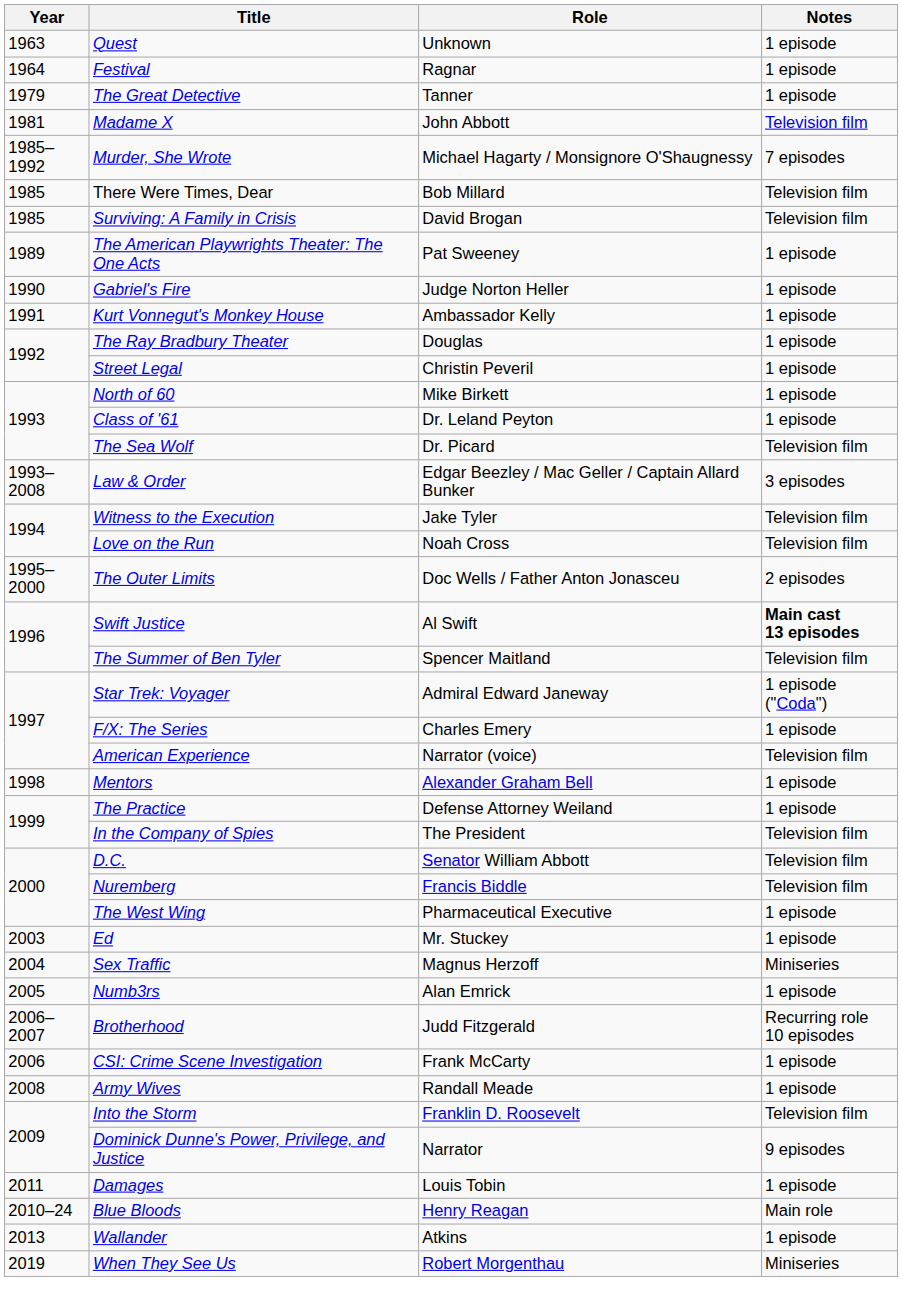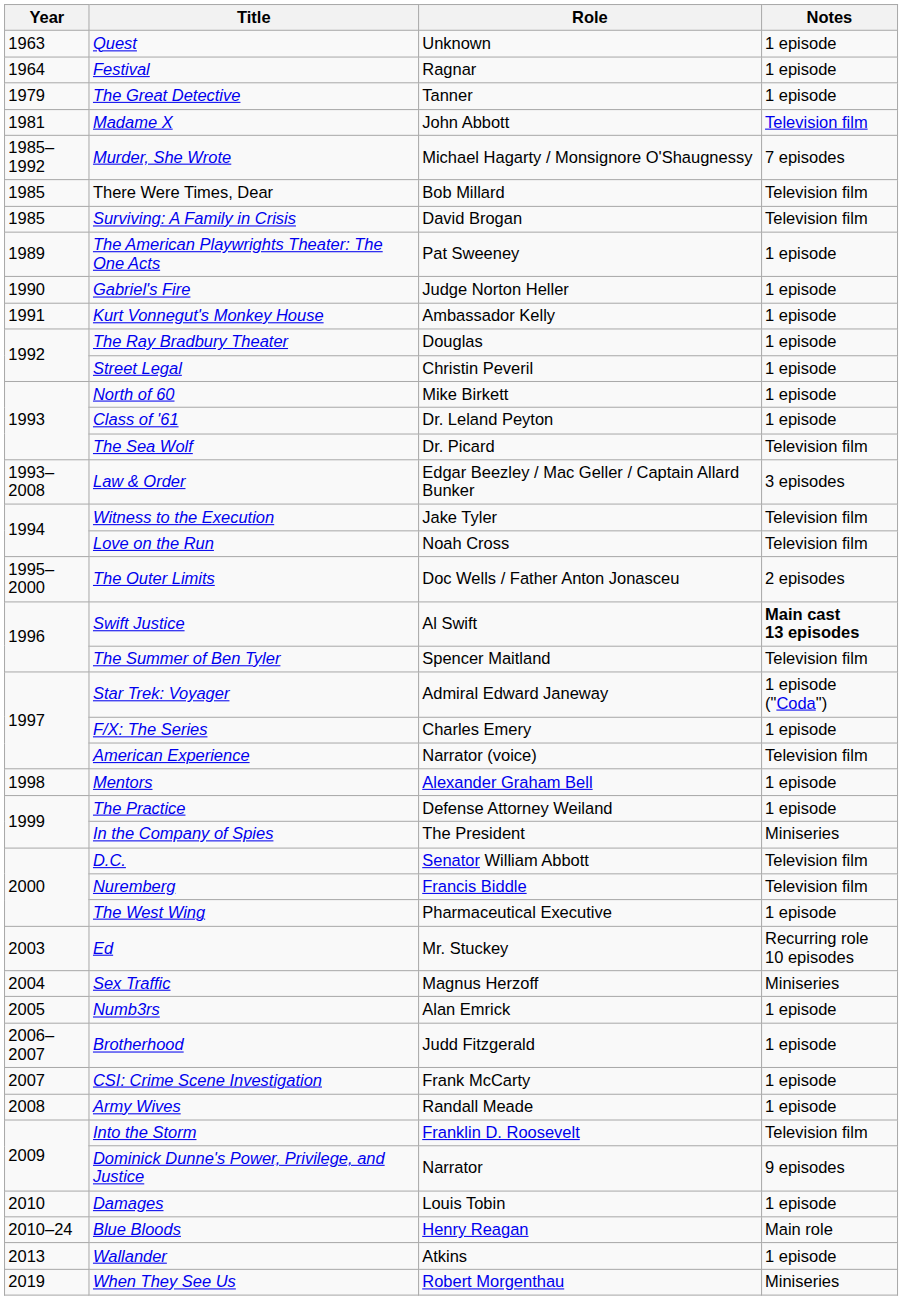(816, 834) Television film -> (802, 834) Miniseries
(801, 939) 1 episode -> (817, 948) Recurring role 10 episodes
(817, 1026) Recurring role 10 episodes -> (801, 1045) 1 episode
(27, 1062) 2006 -> (27, 1080) 2007
(26, 1185) 2011 -> (27, 1203) 2010
